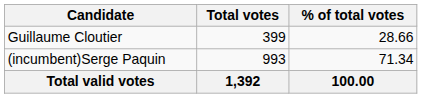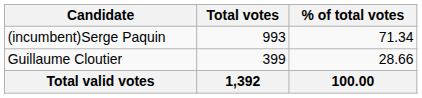rows swapped: (87, 59) <-> (65, 37)
